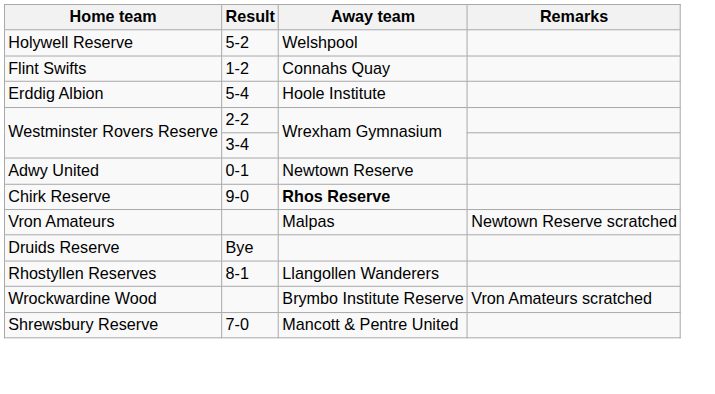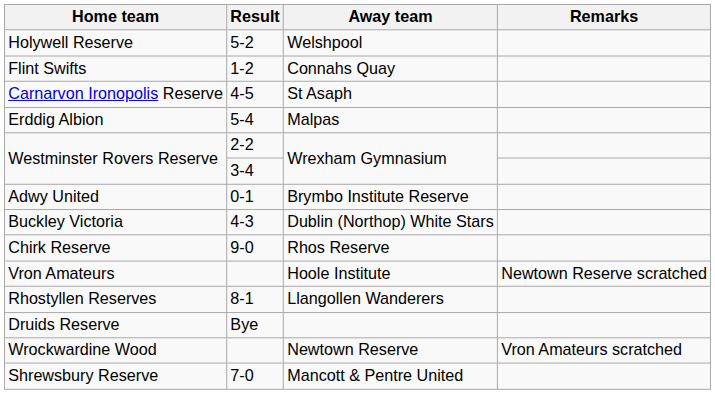+ row: (116, 94)
(334, 94) Hoole Institute -> (313, 119) Malpas
(348, 171) Newtown Reserve -> (378, 196) Brymbo Institute Reserve
+ row: (66, 222)
(336, 196) bold -> (338, 247) normal
(308, 222) Malpas -> (339, 273) Hoole Institute
rows swapped: (82, 273) <-> (64, 247)
(373, 299) Brymbo Institute Reserve -> (353, 350) Newtown Reserve
